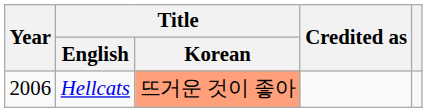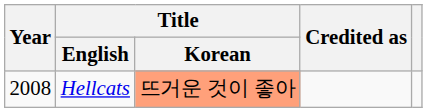(30, 88) 2006 -> (30, 88) 2008
